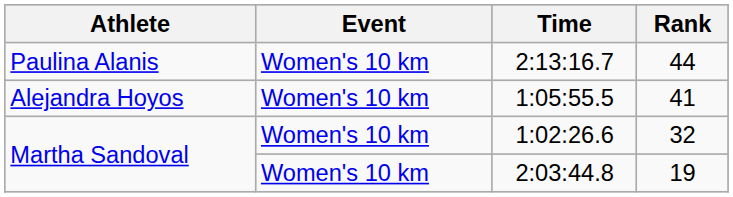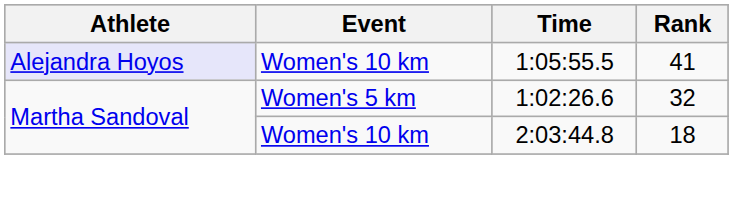- row: (565, 61)
(97, 98) no background -> (97, 61) lavender background
(345, 136) Women's 10 km -> (338, 98) Women's 5 km
(683, 173) 19 -> (683, 136) 18
